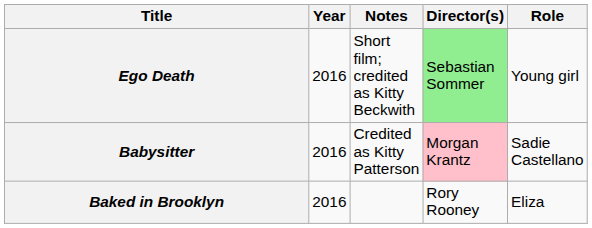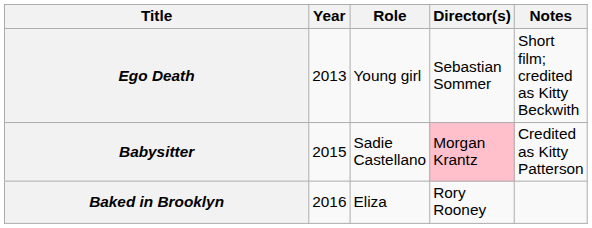columns swapped: (547, 16) <-> (386, 16)
(329, 75) 2016 -> (329, 75) 2013
(461, 75) lightgreen background -> (467, 75) no background
(329, 151) 2016 -> (329, 151) 2015
